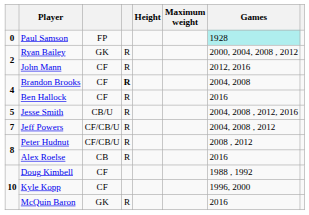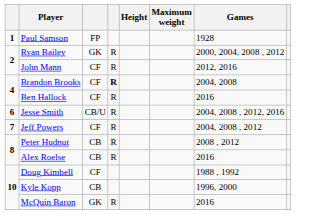(12, 38) 0 -> (12, 38) 1
(219, 38) paleturquoise background -> (205, 38) no background
(12, 112) 5 -> (12, 112) 6
(102, 127) CF/CB/U -> (95, 127) CF
(102, 142) CF/CB/U -> (95, 142) CB
(102, 187) CF -> (95, 187) CB
